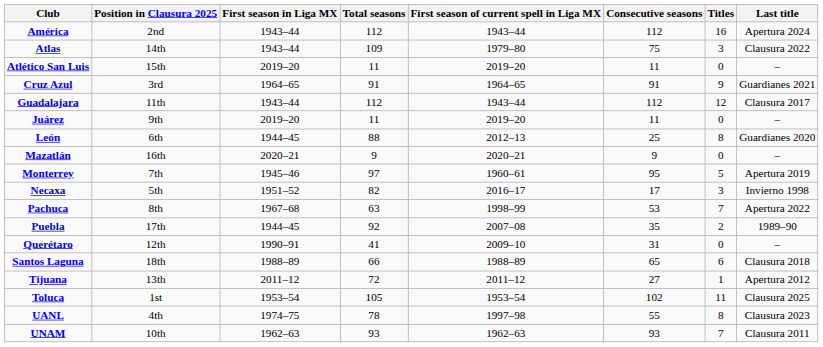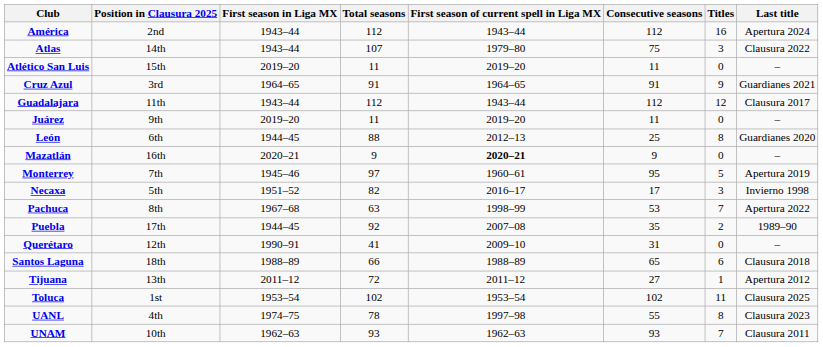(374, 48) 109 -> (374, 48) 107
(506, 155) normal -> (506, 155) bold
(374, 297) 105 -> (374, 297) 102
